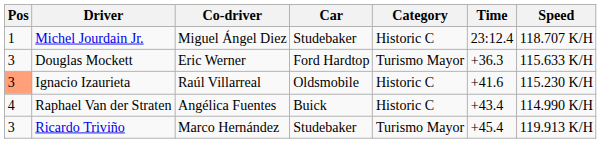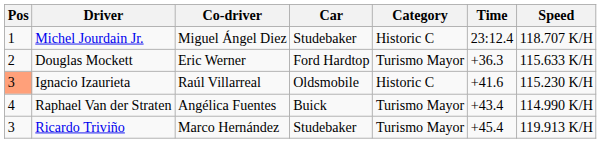(11, 60) 3 -> (11, 60) 2
(405, 104) Historic C -> (420, 104) Turismo Mayor
